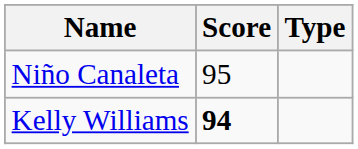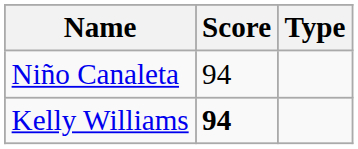(217, 73) 95 -> (217, 73) 94
